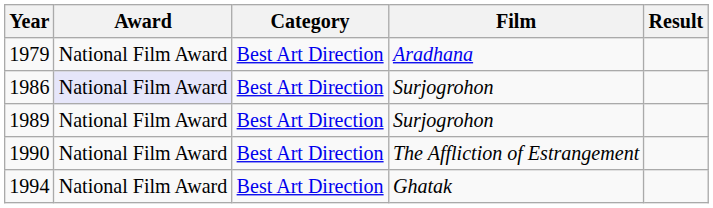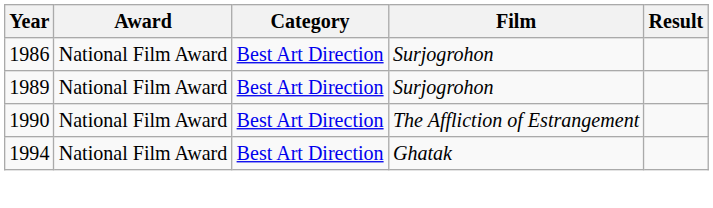- row: (29, 54)
(143, 87) lavender background -> (143, 54) no background
